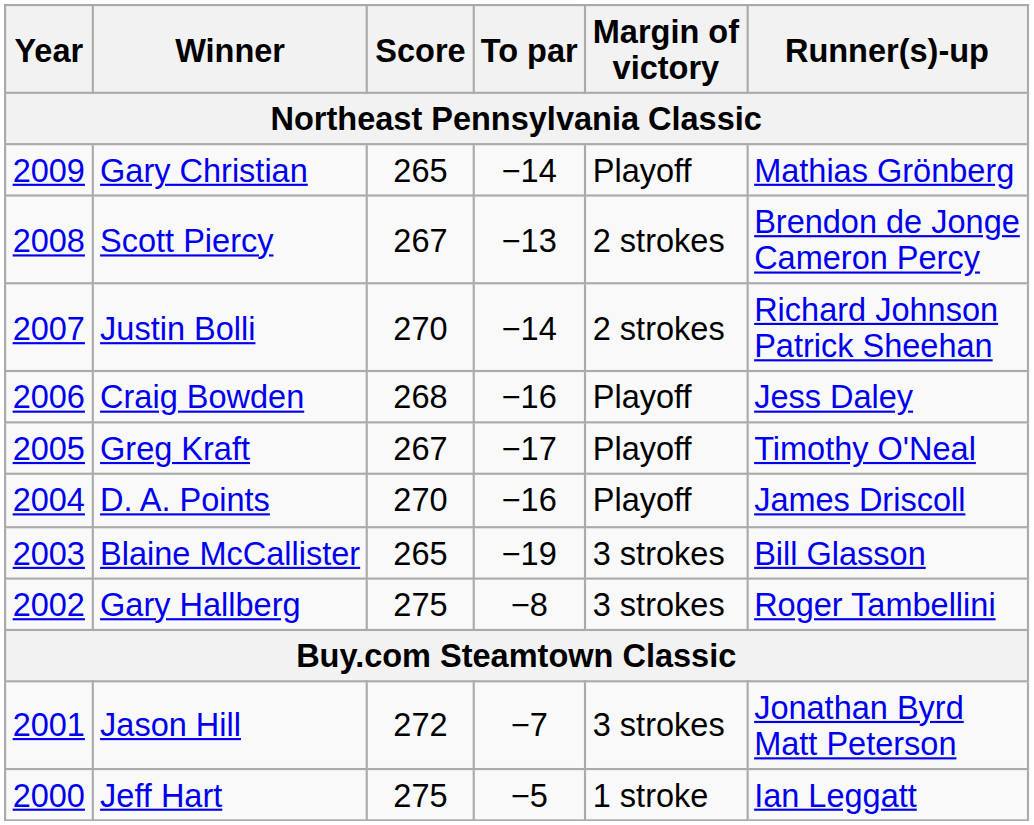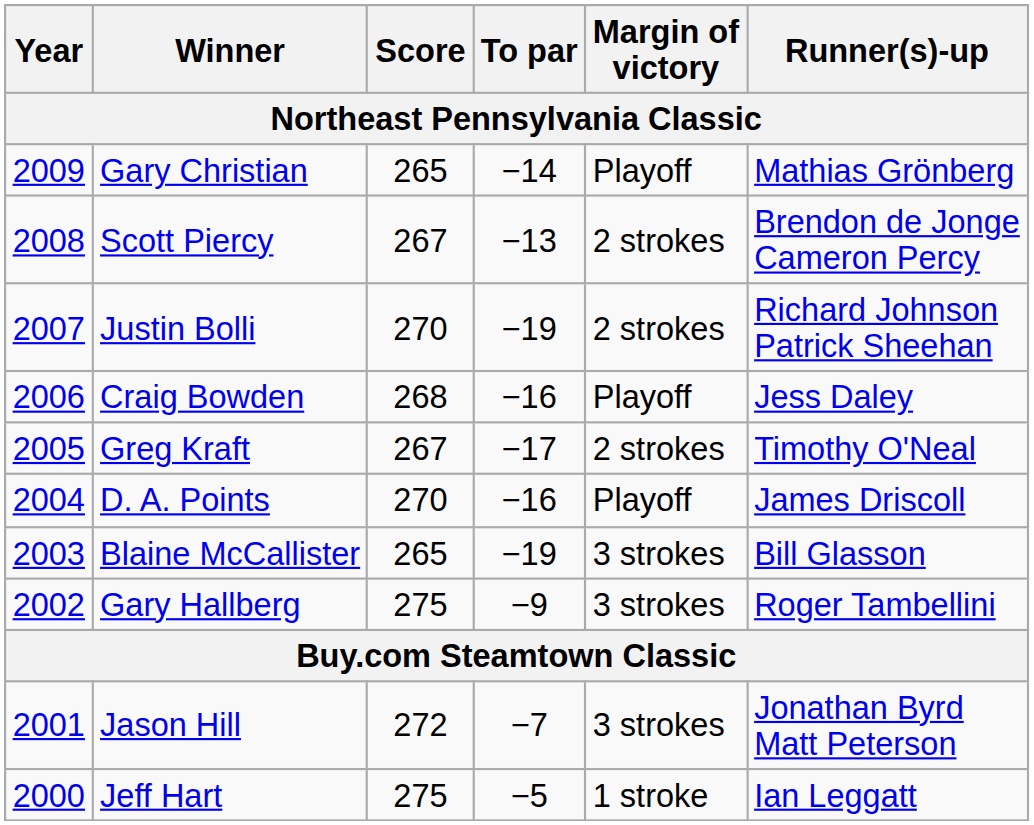(529, 328) −14 -> (529, 328) −19
(642, 449) Playoff -> (659, 449) 2 strokes
(529, 604) −8 -> (529, 604) −9
